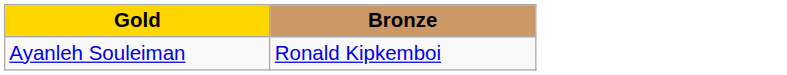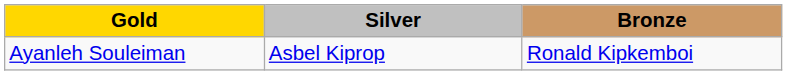+ column: (393, 20)
